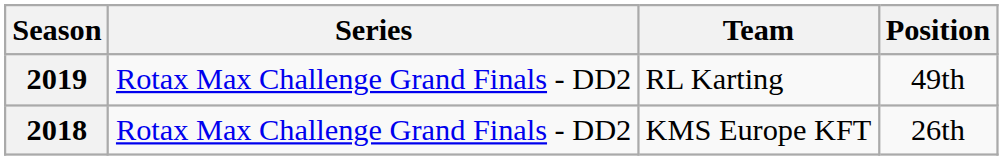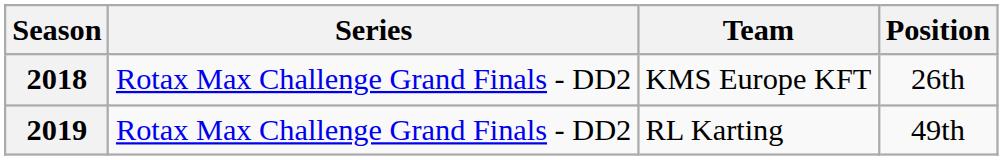rows swapped: (57, 129) <-> (57, 79)
